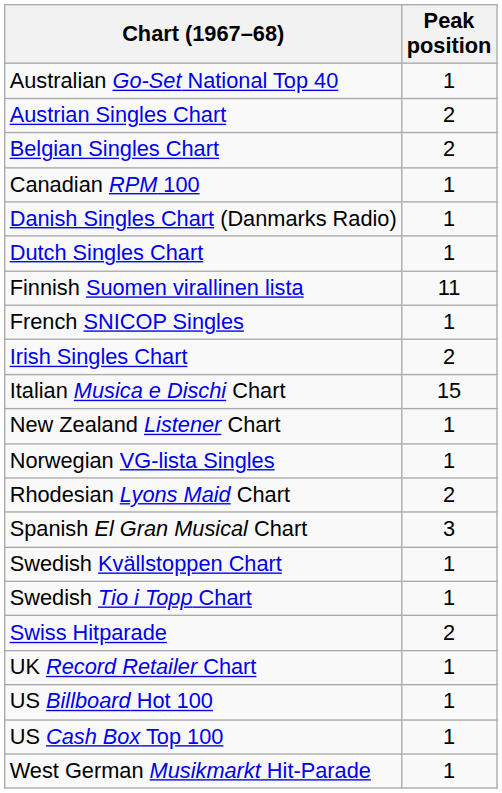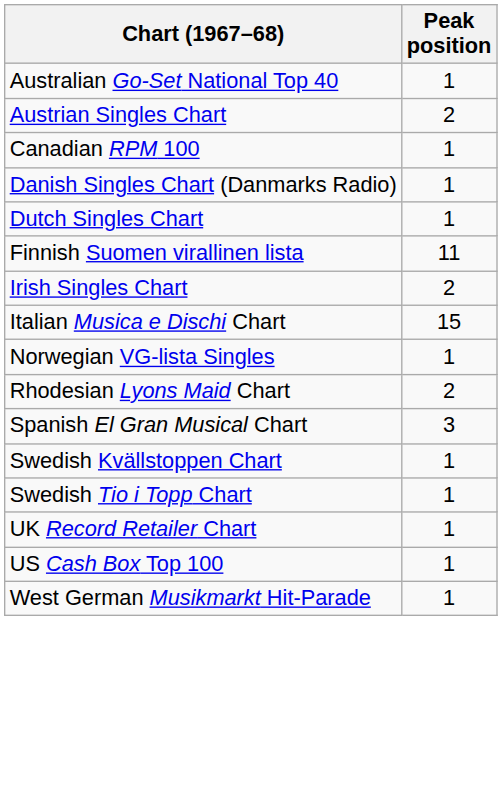- row: (114, 149)
- row: (127, 322)
- row: (145, 425)
- row: (88, 632)
- row: (111, 701)
